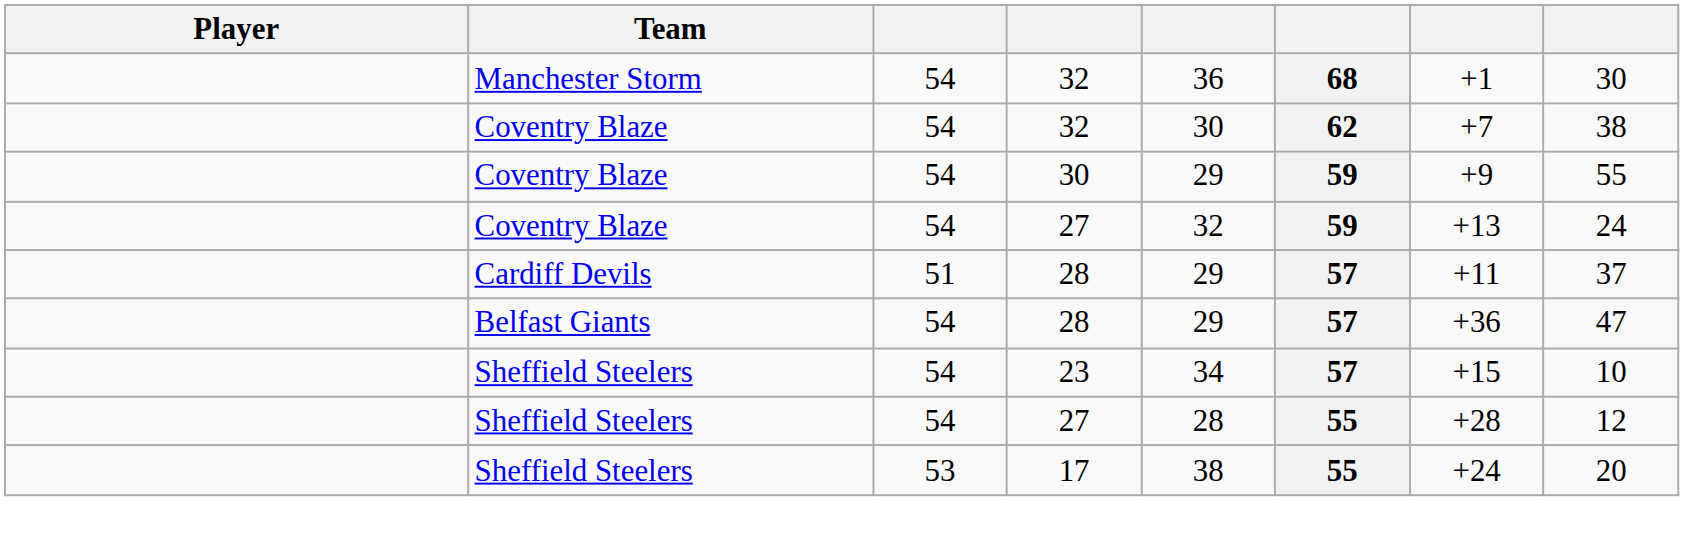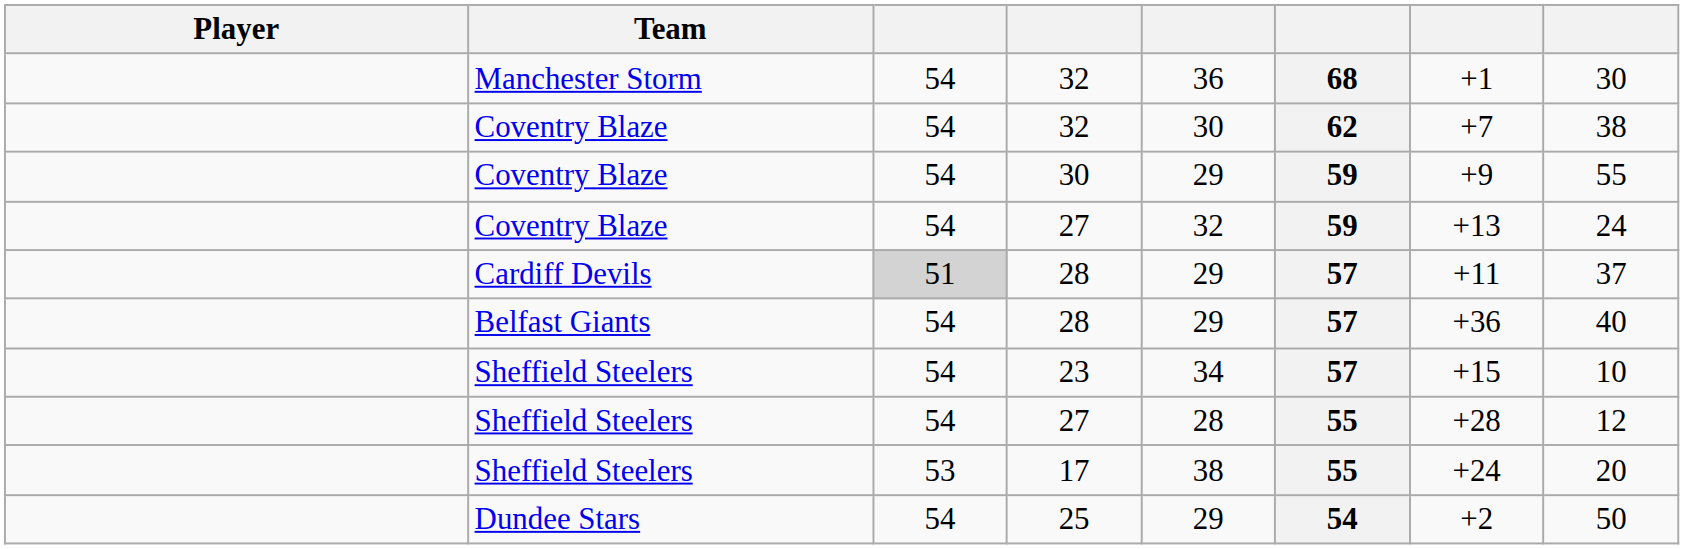(940, 273) no background -> (940, 273) lightgrey background
(1611, 322) 47 -> (1611, 322) 40
+ row: (557, 518)
